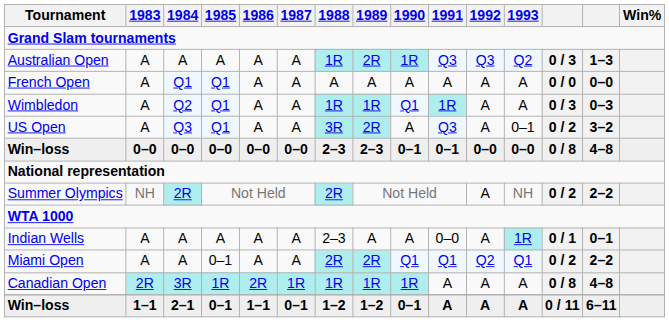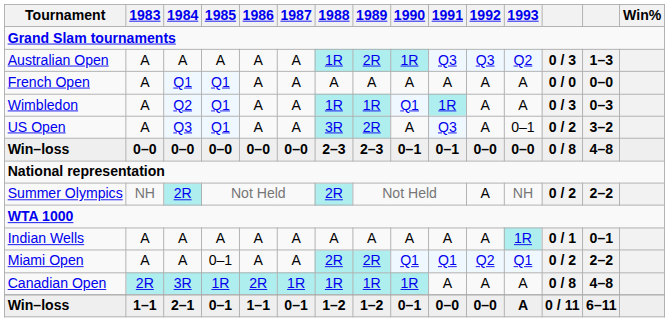(334, 238) 2–3 -> (334, 238) A
(447, 238) 0–0 -> (447, 238) A
(447, 305) A -> (447, 305) 0–0
(485, 305) A -> (485, 305) 0–0
